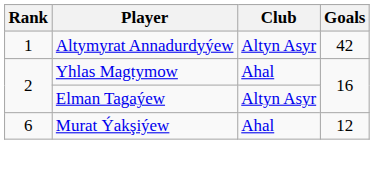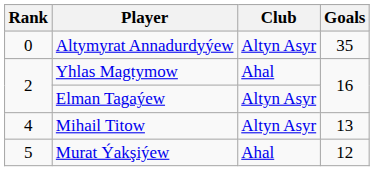(28, 44) 1 -> (28, 44) 0
(345, 44) 42 -> (345, 44) 35
+ row: (100, 125)
(28, 125) 6 -> (28, 152) 5
